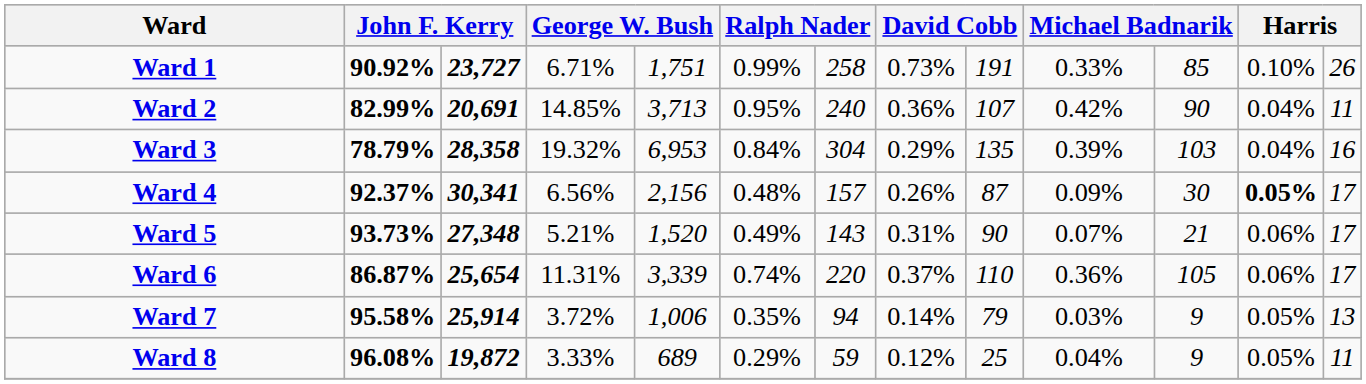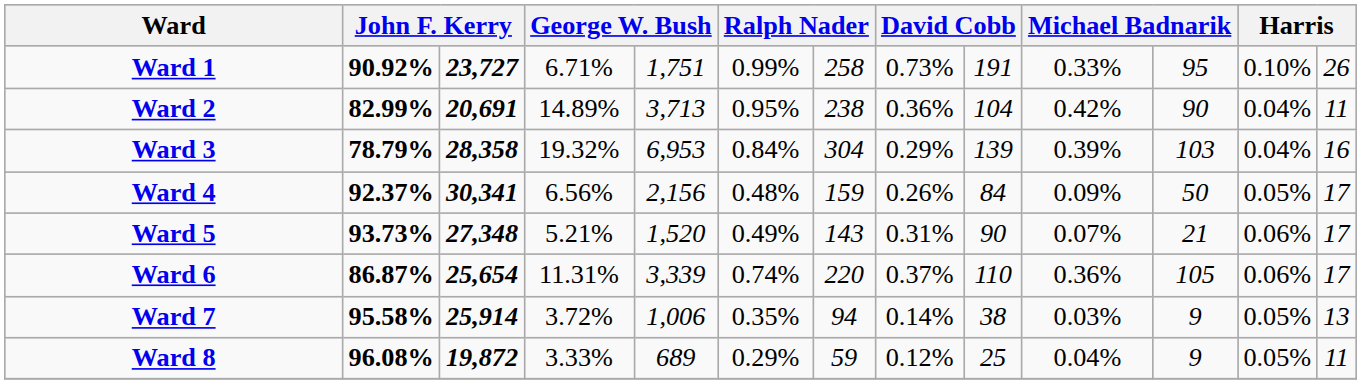(1197, 66) 85 -> (1195, 66) 95
(580, 108) 14.85% -> (579, 108) 14.89%
(846, 108) 240 -> (844, 108) 238
(995, 108) 107 -> (993, 108) 104
(995, 150) 135 -> (993, 150) 139
(846, 191) 157 -> (844, 191) 159
(995, 191) 87 -> (993, 191) 84
(1197, 191) 30 -> (1195, 191) 50
(1281, 191) bold -> (1277, 191) normal
(995, 316) 79 -> (993, 316) 38
